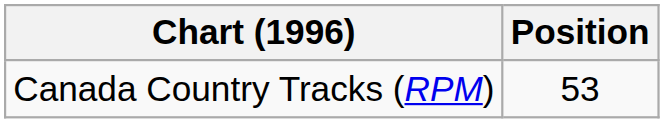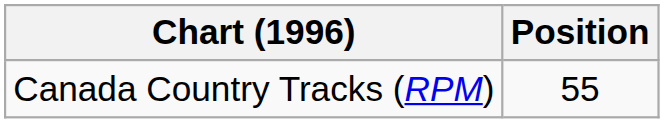(580, 88) 53 -> (580, 88) 55
